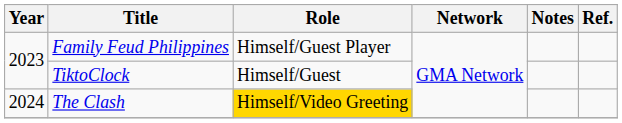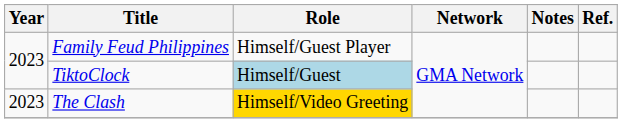(289, 74) no background -> (289, 74) lightblue background
(26, 103) 2024 -> (26, 103) 2023
